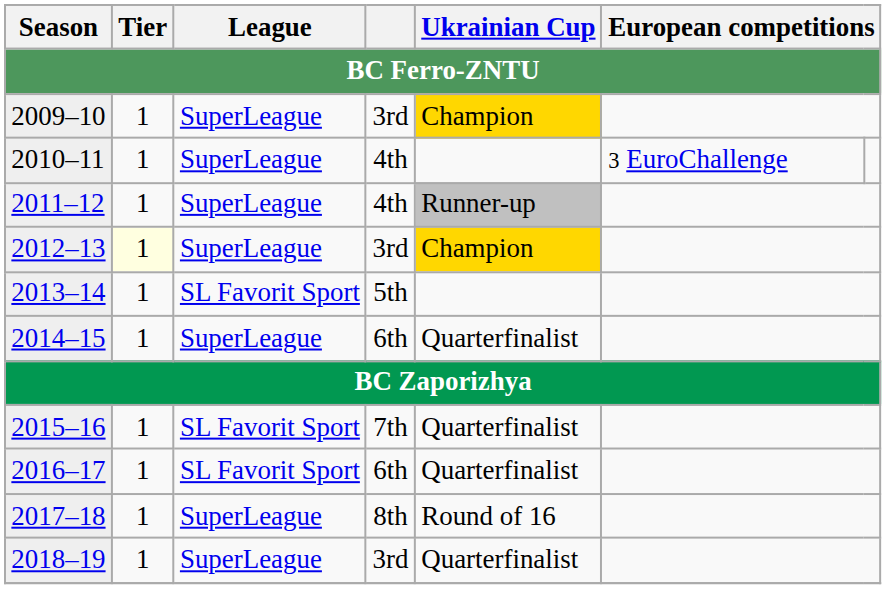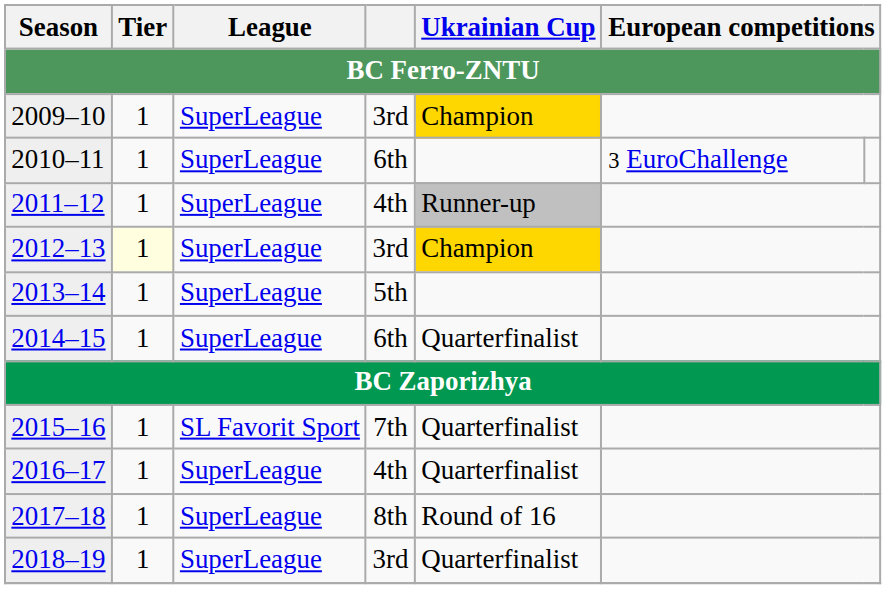(391, 159) 4th -> (391, 159) 6th
(270, 292) SL Favorit Sport -> (251, 292) SuperLeague
(270, 470) SL Favorit Sport -> (251, 470) SuperLeague
(391, 470) 6th -> (391, 470) 4th
